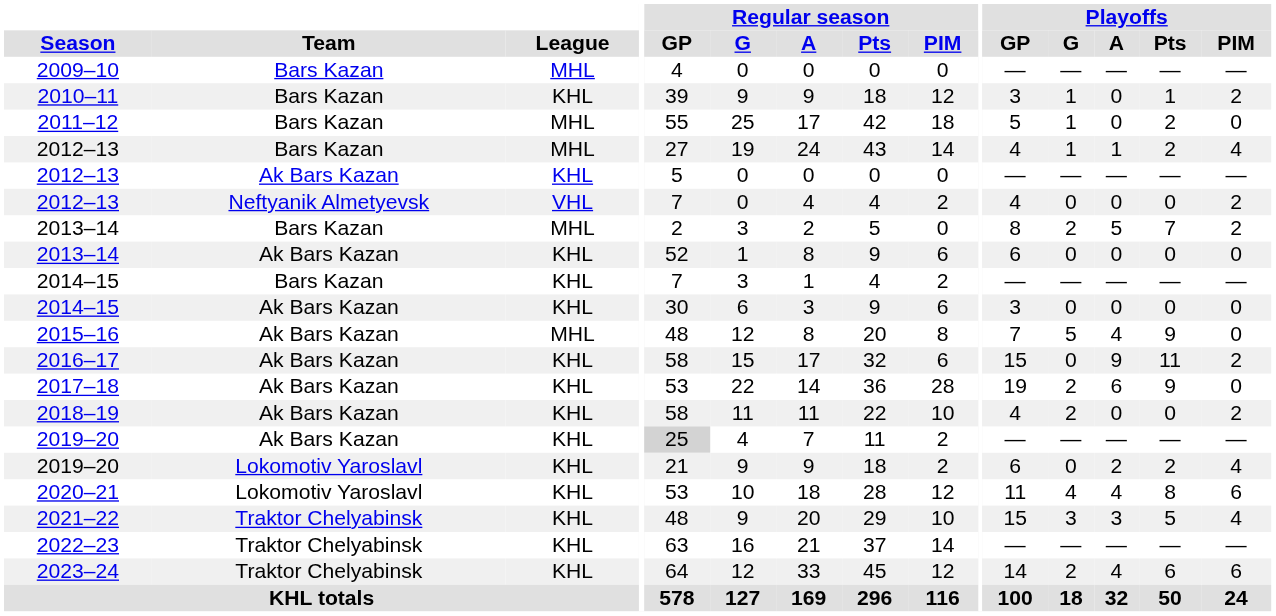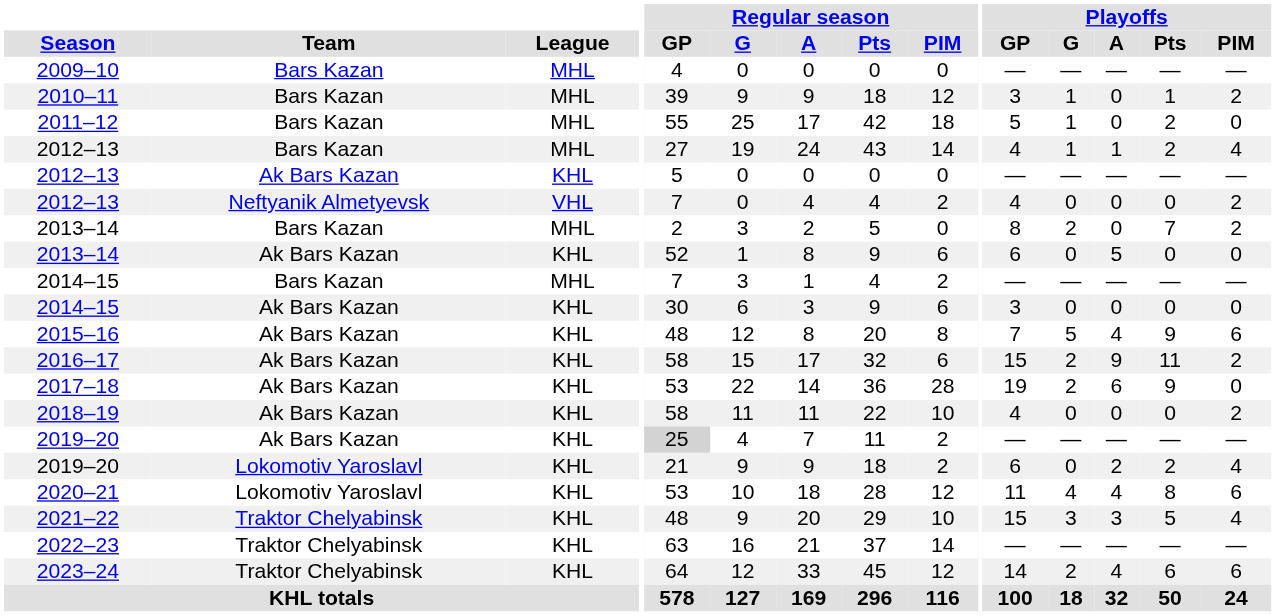(573, 96) KHL -> (573, 96) MHL
(1116, 228) 5 -> (1116, 228) 0
(1116, 254) 0 -> (1116, 254) 5
(573, 281) KHL -> (573, 281) MHL
(573, 333) MHL -> (573, 333) KHL
(1236, 333) 0 -> (1236, 333) 6
(1071, 360) 0 -> (1071, 360) 2
(1071, 413) 2 -> (1071, 413) 0
